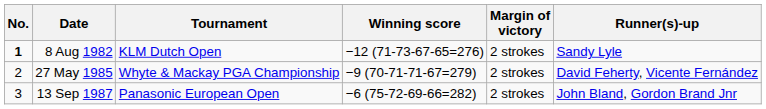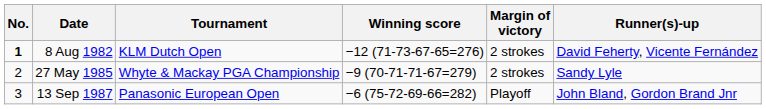(589, 51) Sandy Lyle -> (657, 51) David Feherty, Vicente Fernández
(657, 73) David Feherty, Vicente Fernández -> (589, 73) Sandy Lyle
(517, 94) 2 strokes -> (510, 94) Playoff
